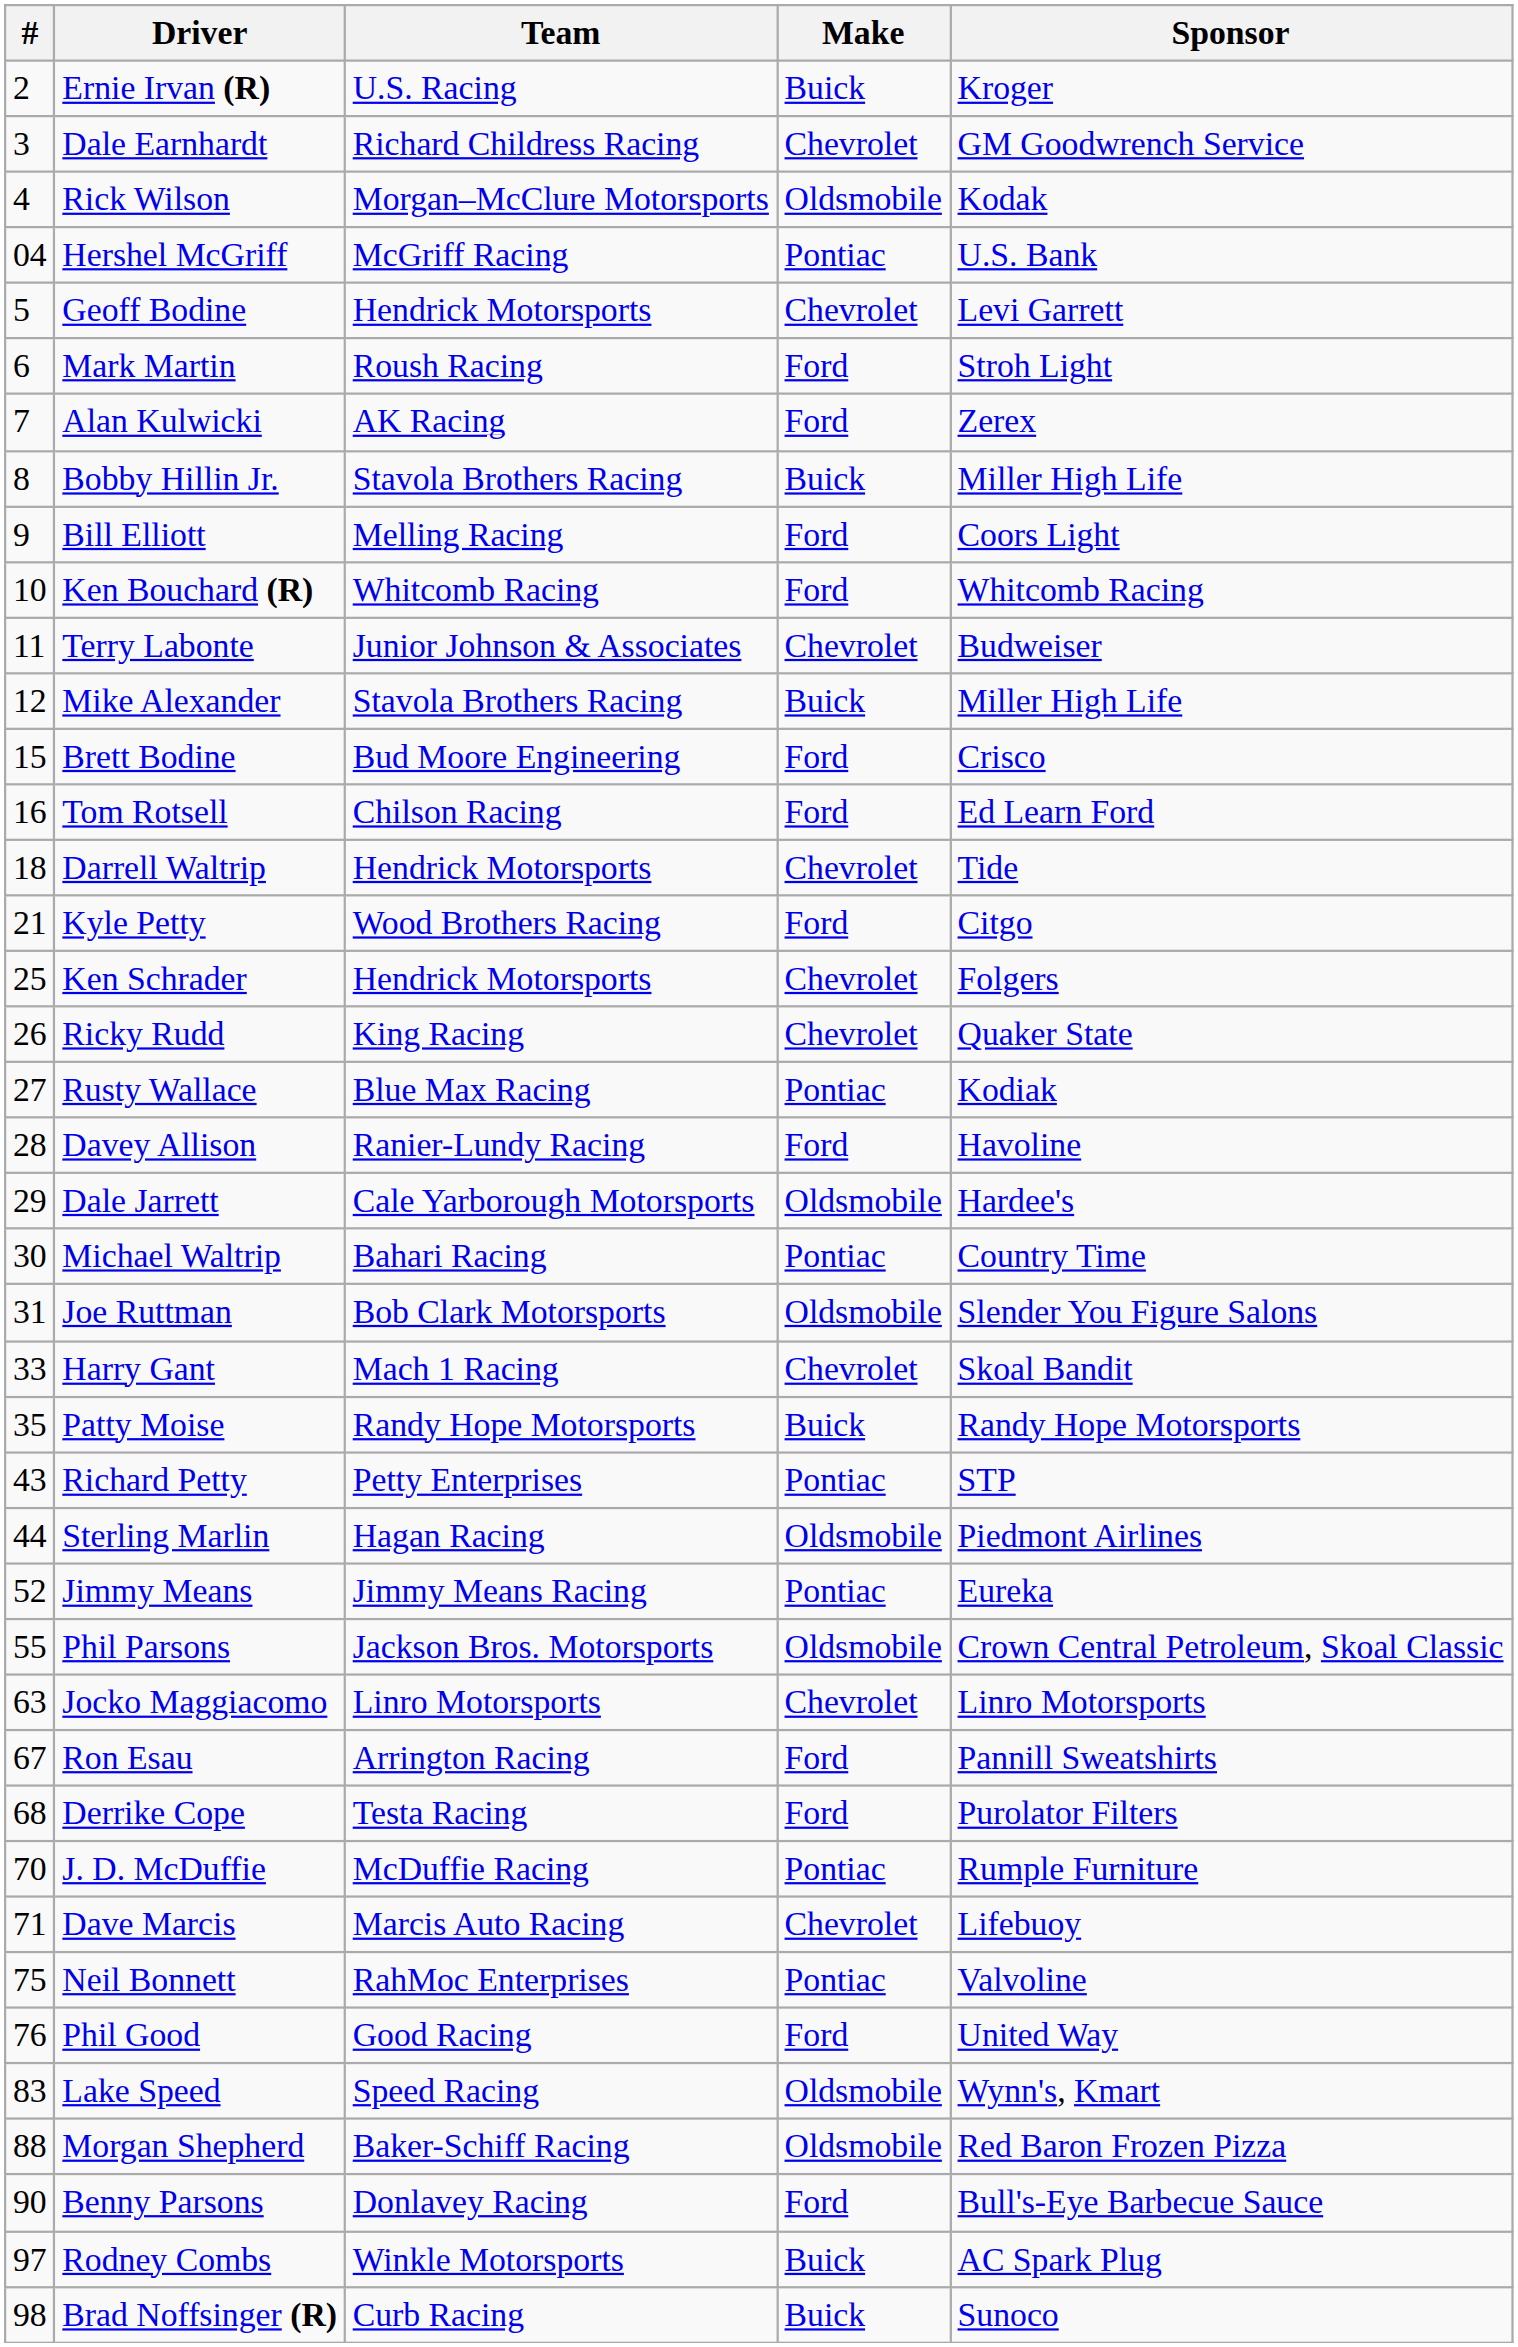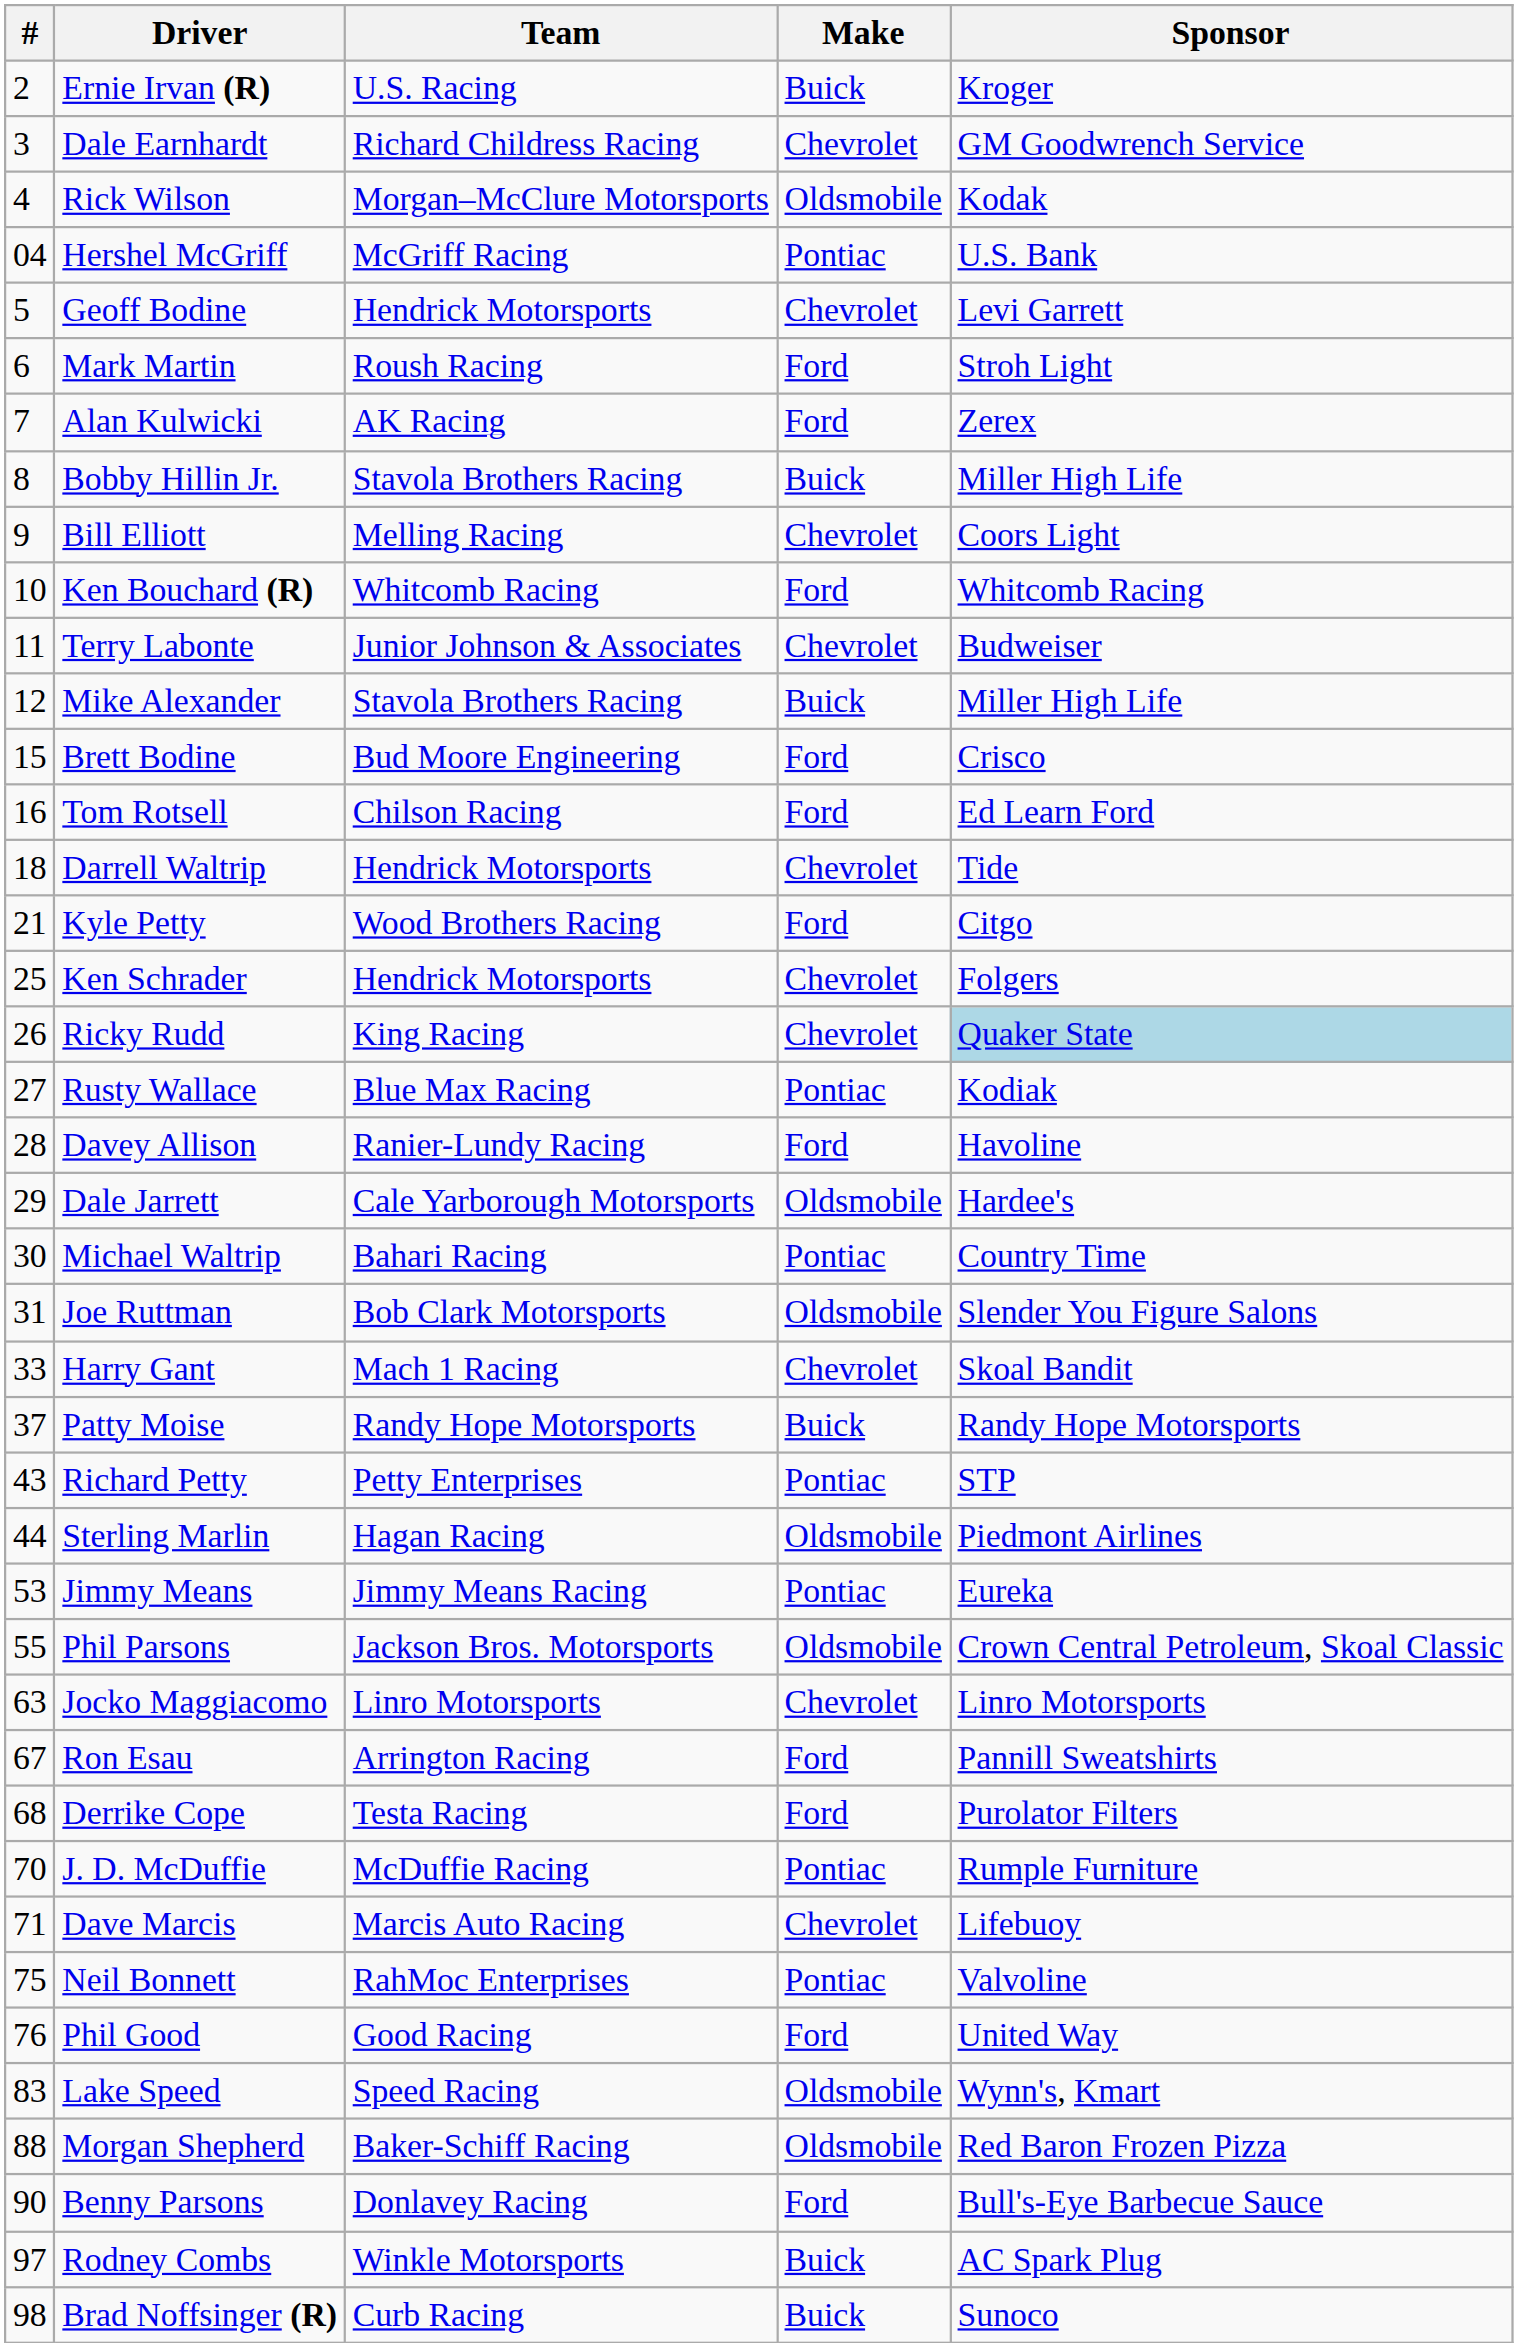(816, 533) Ford -> (851, 533) Chevrolet
(1045, 1034) no background -> (1045, 1034) lightblue background
(30, 1423) 35 -> (30, 1423) 37
(30, 1590) 52 -> (30, 1590) 53
